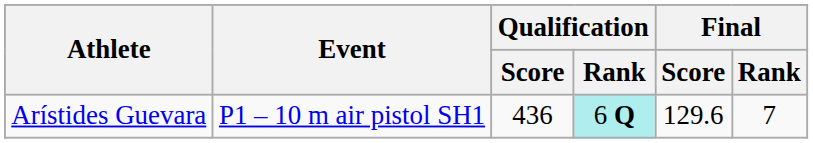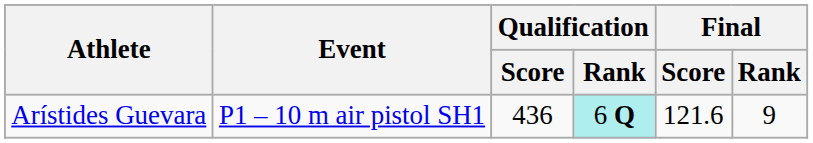(693, 115) 129.6 -> (693, 115) 121.6
(769, 115) 7 -> (769, 115) 9
